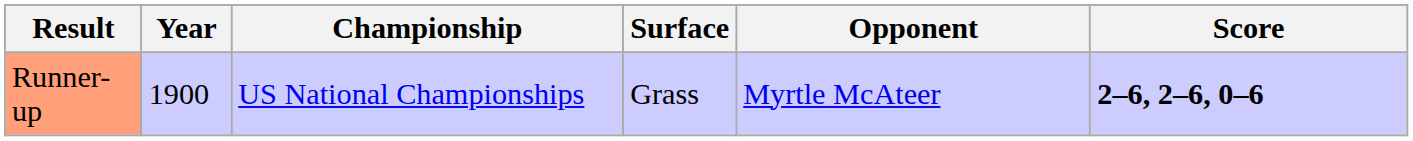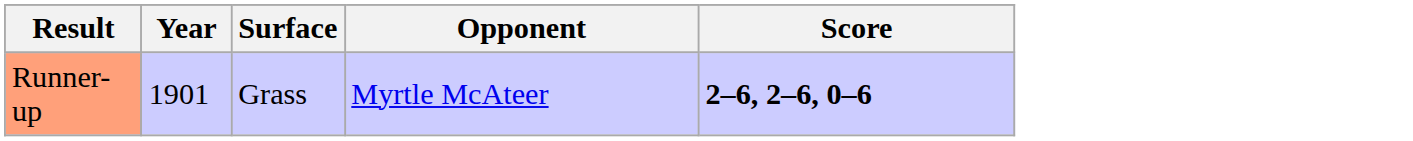- column: (427, 28)
(179, 93) 1900 -> (179, 93) 1901
